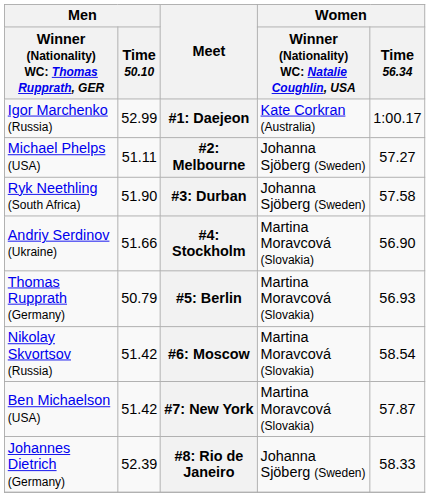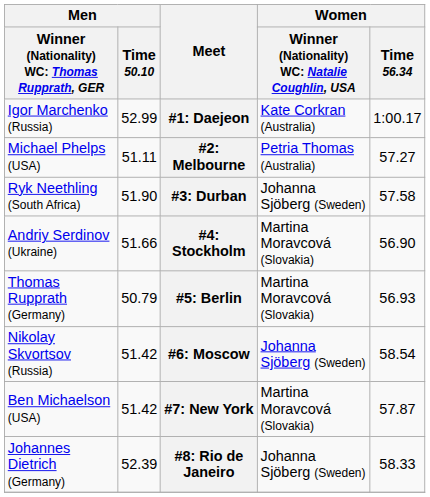(313, 157) Johanna Sjöberg (Sweden) -> (307, 157) Petria Thomas (Australia)
(296, 353) Martina Moravcová (Slovakia) -> (313, 353) Johanna Sjöberg (Sweden)
